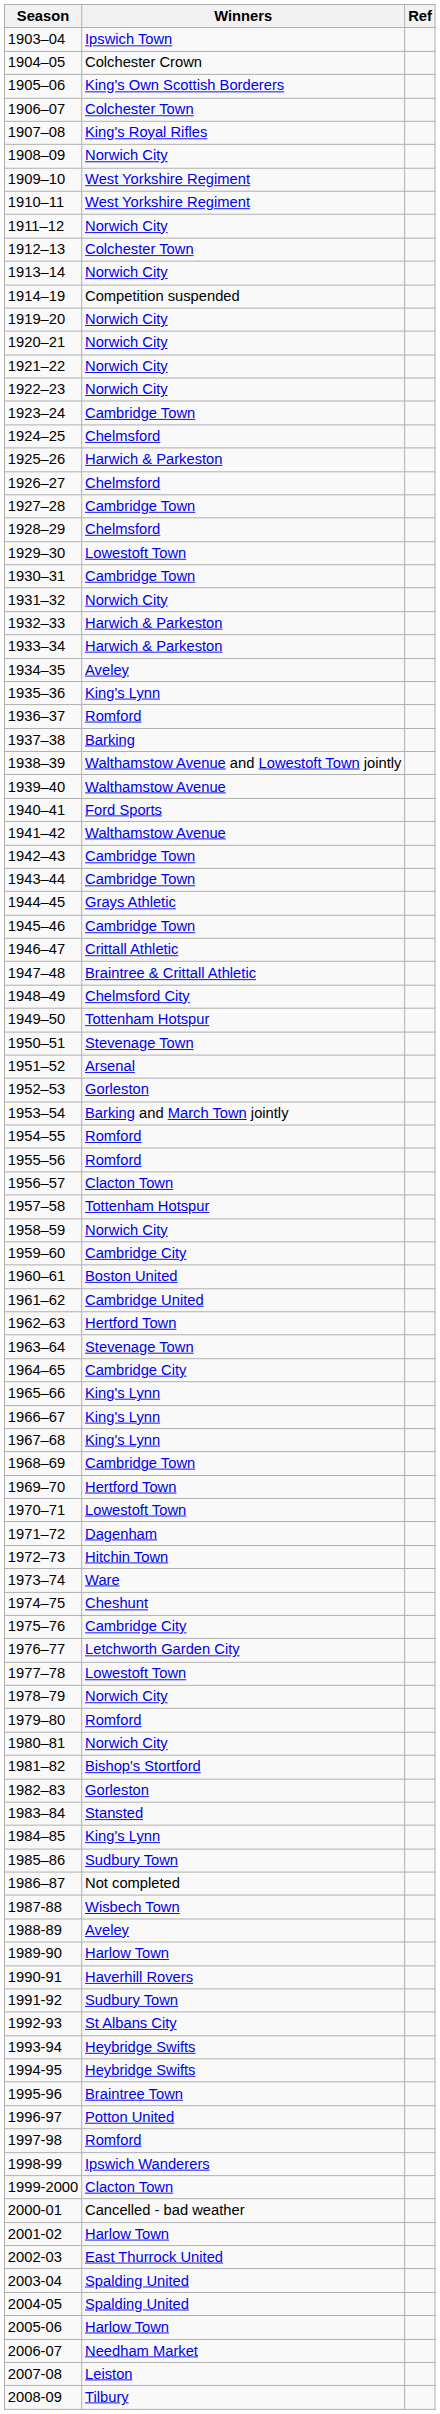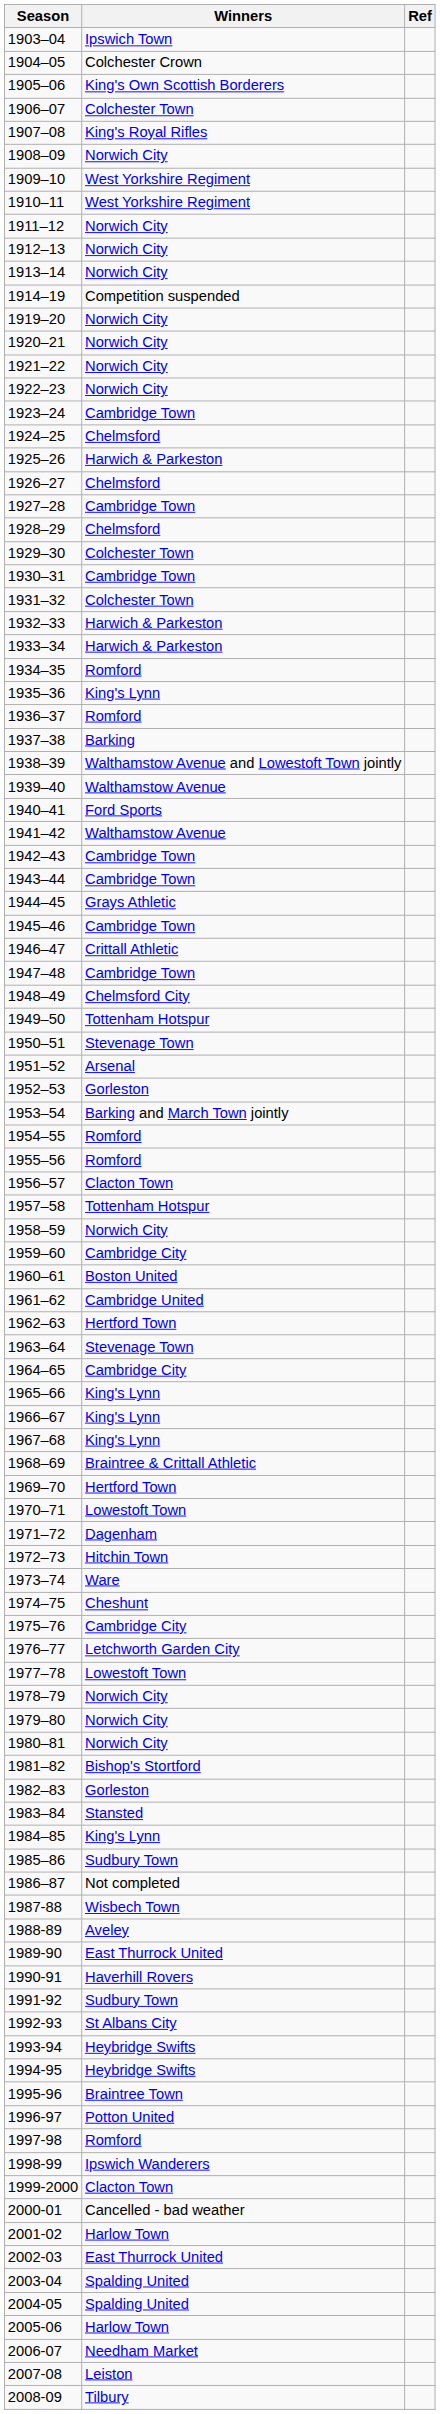(139, 249) Colchester Town -> (126, 249) Norwich City
(136, 553) Lowestoft Town -> (139, 553) Colchester Town
(126, 599) Norwich City -> (139, 599) Colchester Town
(107, 669) Aveley -> (113, 669) Romford
(171, 973) Braintree & Crittall Athletic -> (140, 973) Cambridge Town
(140, 1463) Cambridge Town -> (171, 1463) Braintree & Crittall Athletic
(113, 1720) Romford -> (126, 1720) Norwich City
(127, 1953) Harlow Town -> (154, 1953) East Thurrock United
